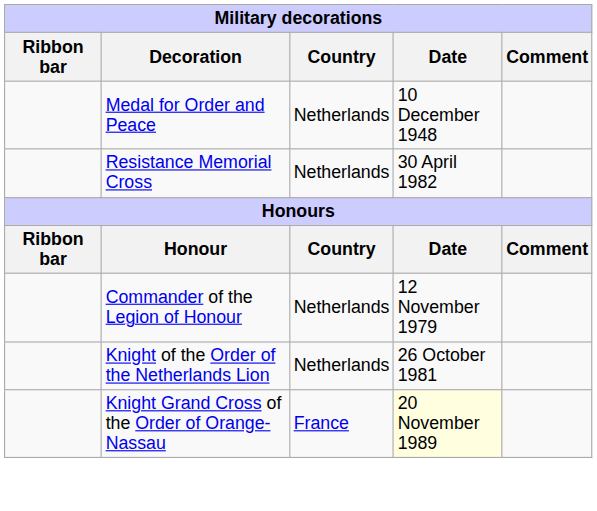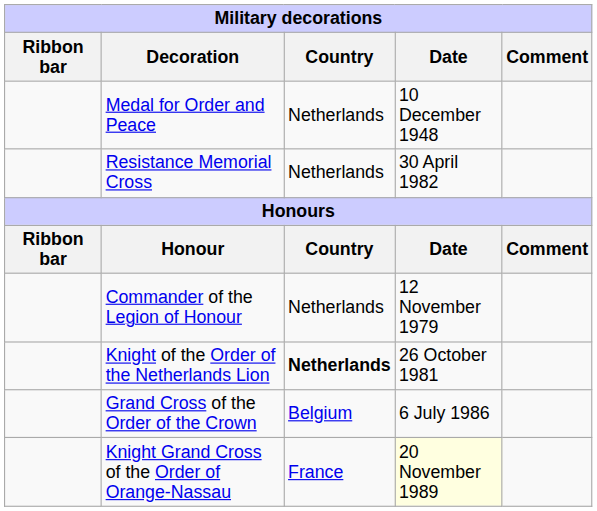(342, 365) normal -> (339, 365) bold
+ row: (181, 413)
